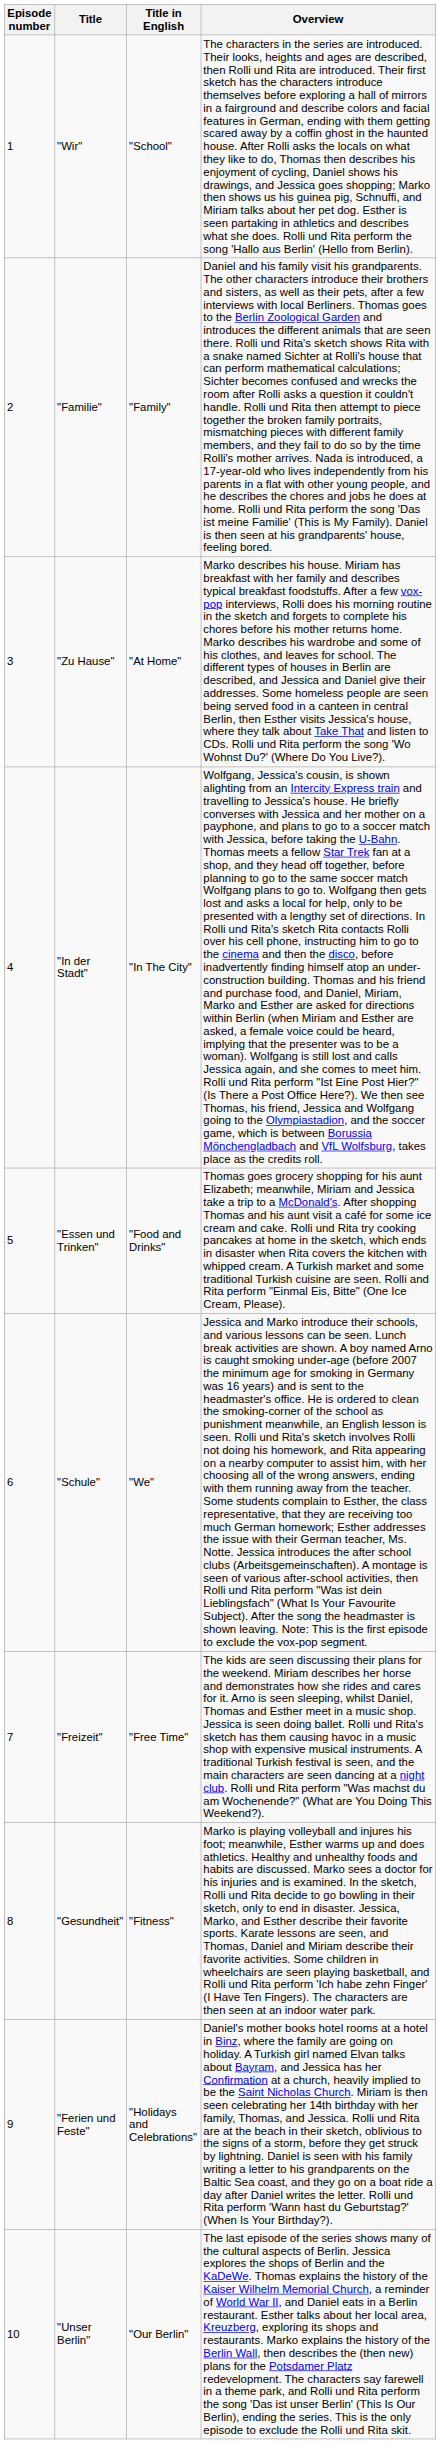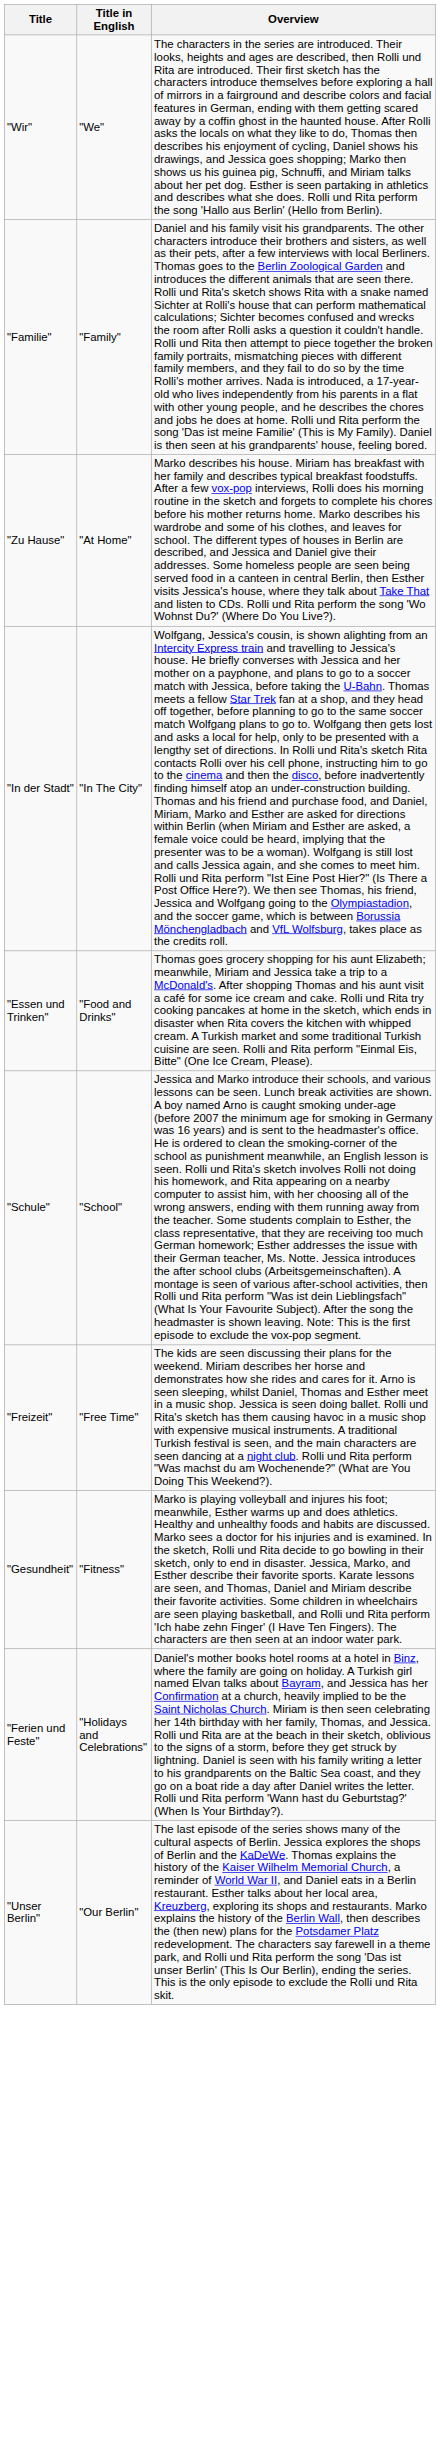- column: (29, 19)
(151, 146) "School" -> (92, 127) "We"
(142, 1482) "We" -> (101, 1207) "School"
